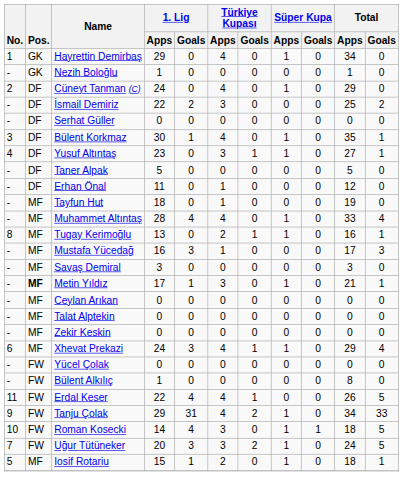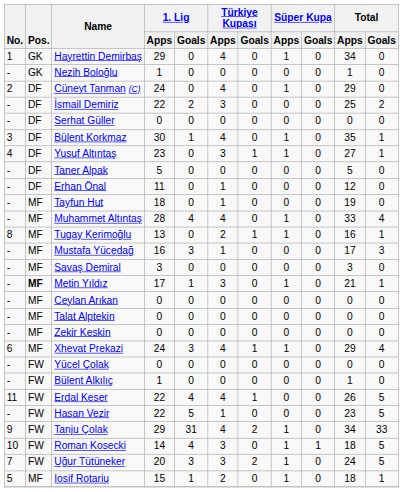(350, 381) 8 -> (350, 381) 1
+ row: (82, 413)
